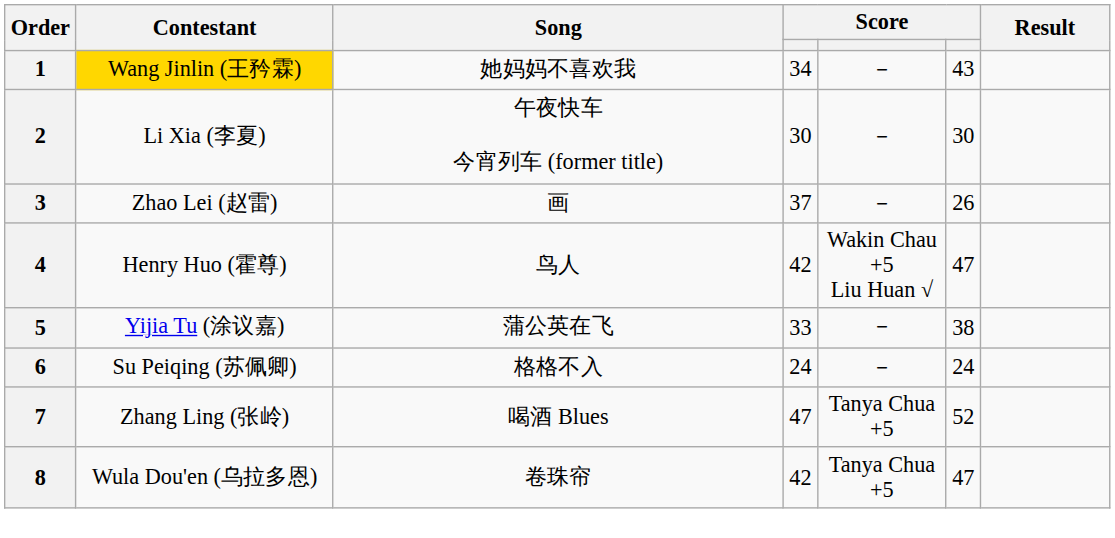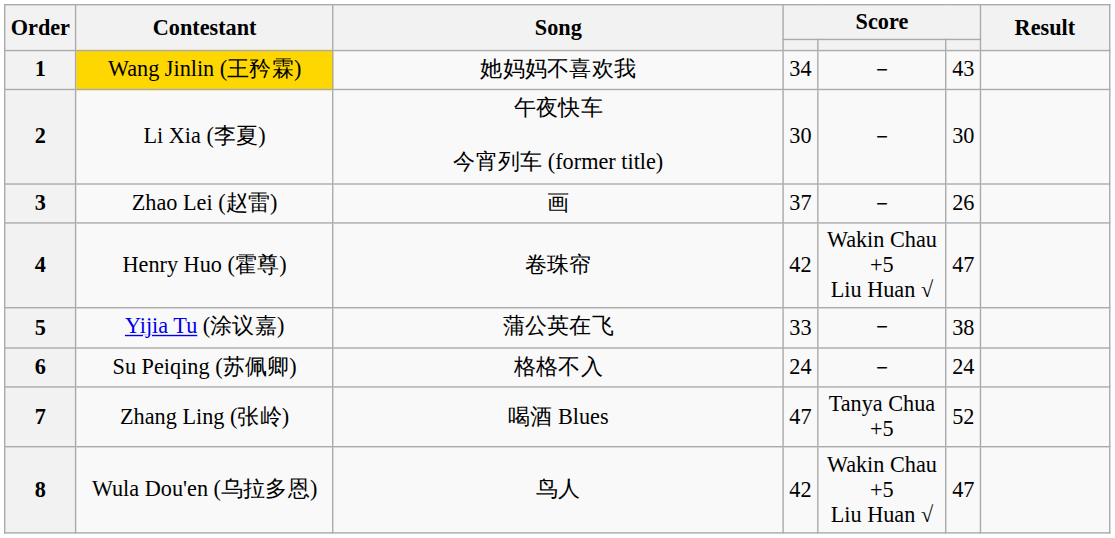(558, 264) 鸟人 -> (558, 264) 卷珠帘
(558, 476) 卷珠帘 -> (558, 489) 鸟人
(882, 477) Tanya Chua +5 -> (882, 489) Wakin Chau +5 Liu Huan √
